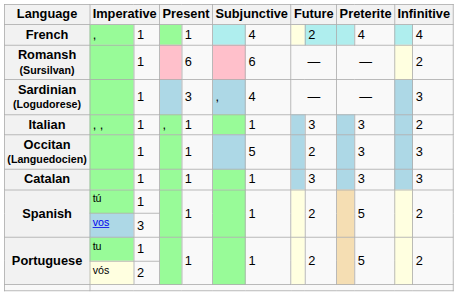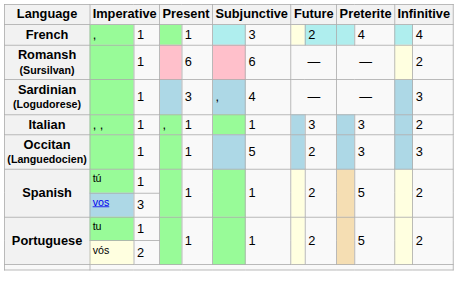(252, 34) 4 -> (252, 34) 3
- row: (47, 179)
